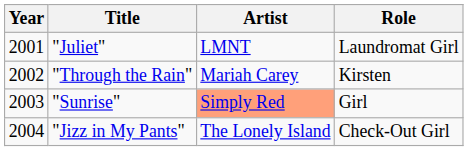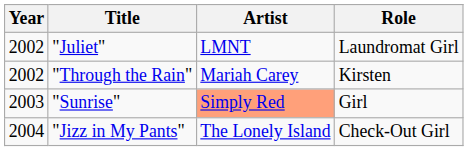(26, 46) 2001 -> (26, 46) 2002
